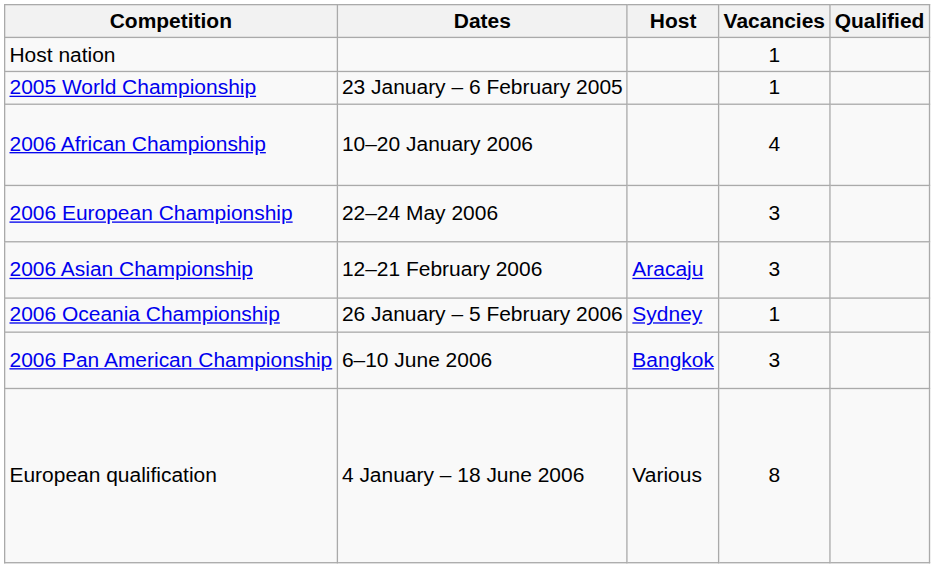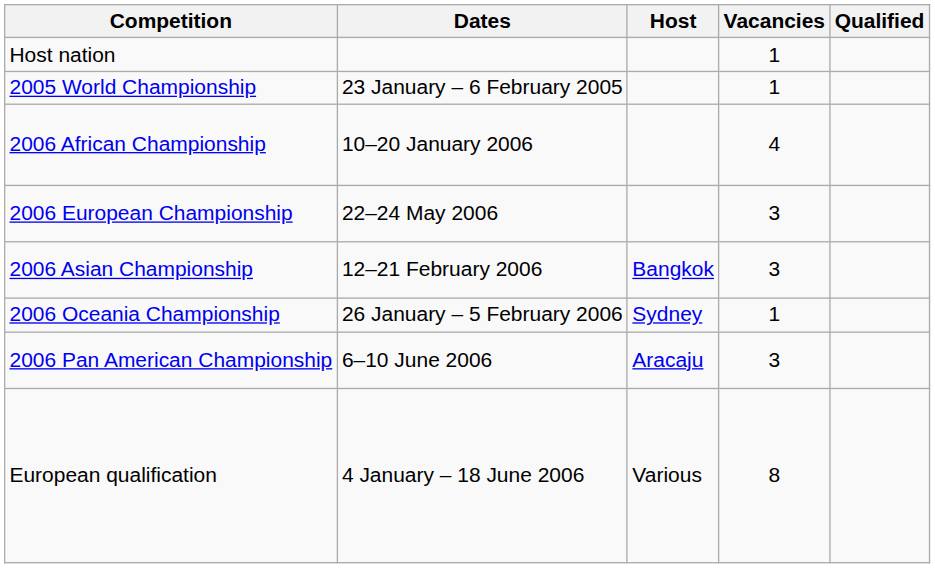(668, 269) Aracaju -> (673, 269) Bangkok
(673, 359) Bangkok -> (668, 359) Aracaju
